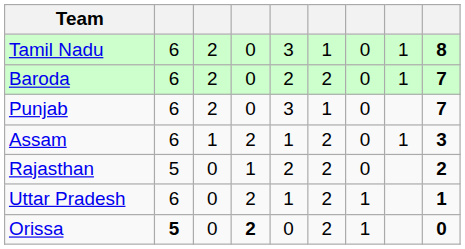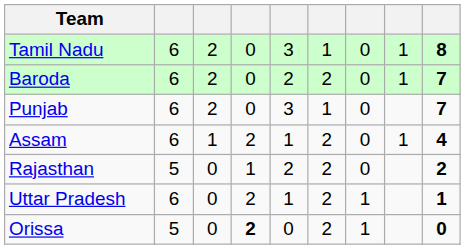(441, 139) 3 -> (441, 139) 4
(174, 229) bold -> (174, 229) normal
